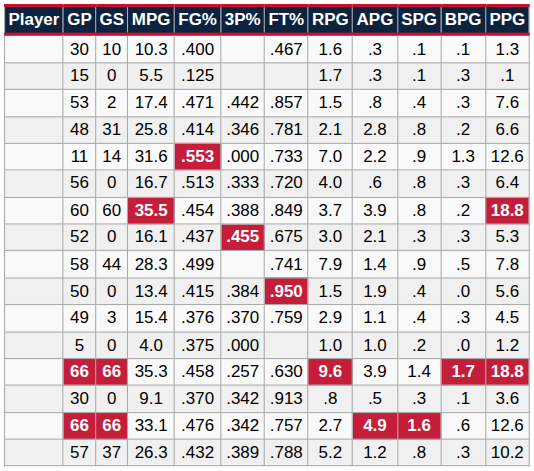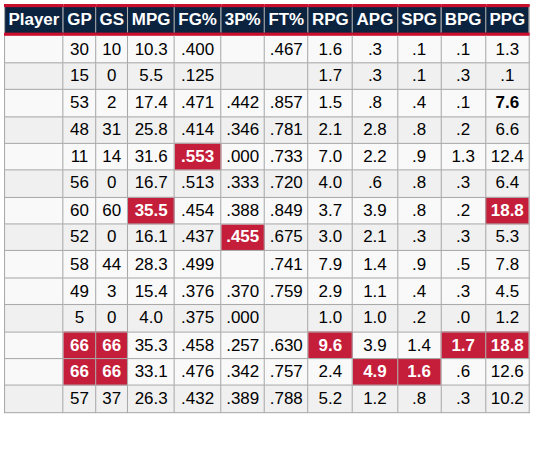(463, 102) .3 -> (463, 102) .1
(507, 102) normal -> (507, 102) bold
(507, 156) 12.6 -> (507, 156) 12.4
- row: (151, 291)
- row: (151, 398)
(330, 425) 2.7 -> (330, 371) 2.4
